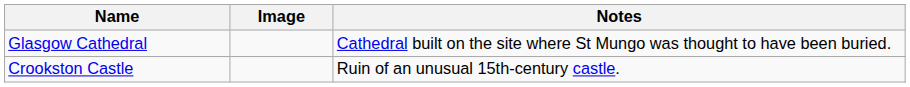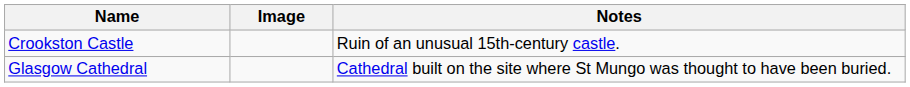rows swapped: (71, 69) <-> (78, 43)
